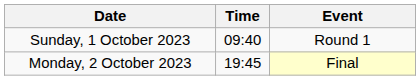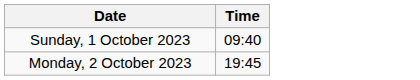- column: (342, 16)
